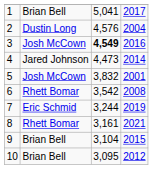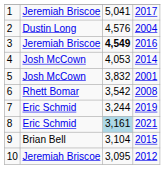(44, 12) Brian Bell -> (61, 12) Jeremiah Briscoe
(54, 44) Josh McCown -> (61, 44) Jeremiah Briscoe
(56, 60) Jared Johnson -> (54, 60) Josh McCown
(106, 60) 4,473 -> (118, 60) 4,053
(51, 124) Rhett Bomar -> (49, 124) Eric Schmid
(106, 124) no background -> (118, 124) lightblue background
(44, 156) Brian Bell -> (61, 156) Jeremiah Briscoe
